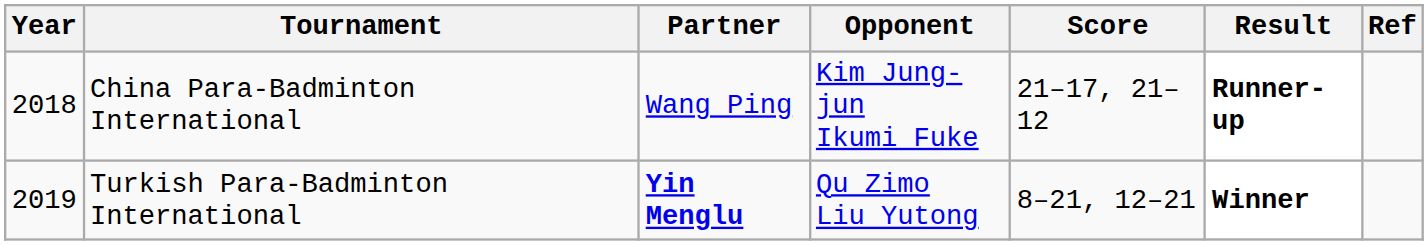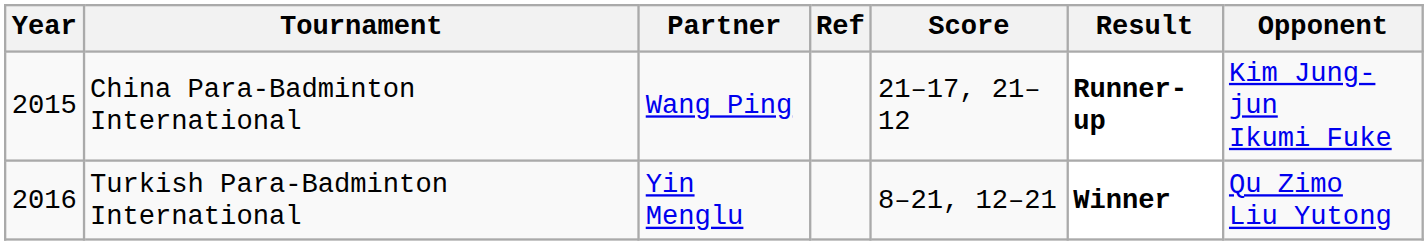columns swapped: (910, 28) <-> (1392, 28)
(44, 106) 2018 -> (44, 106) 2015
(44, 200) 2019 -> (44, 200) 2016
(695, 200) bold -> (695, 200) normal
